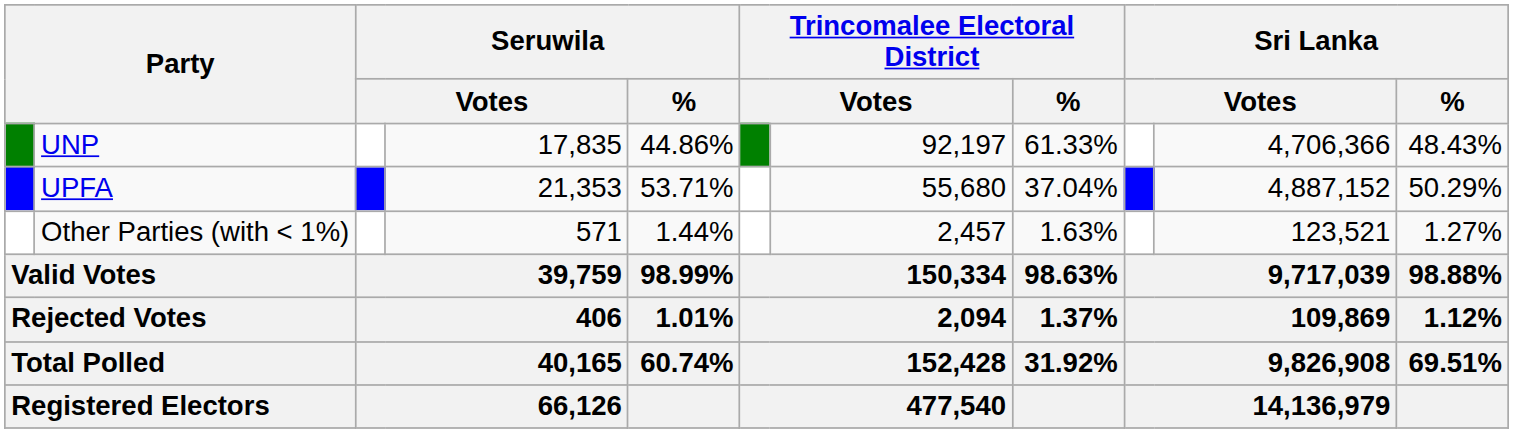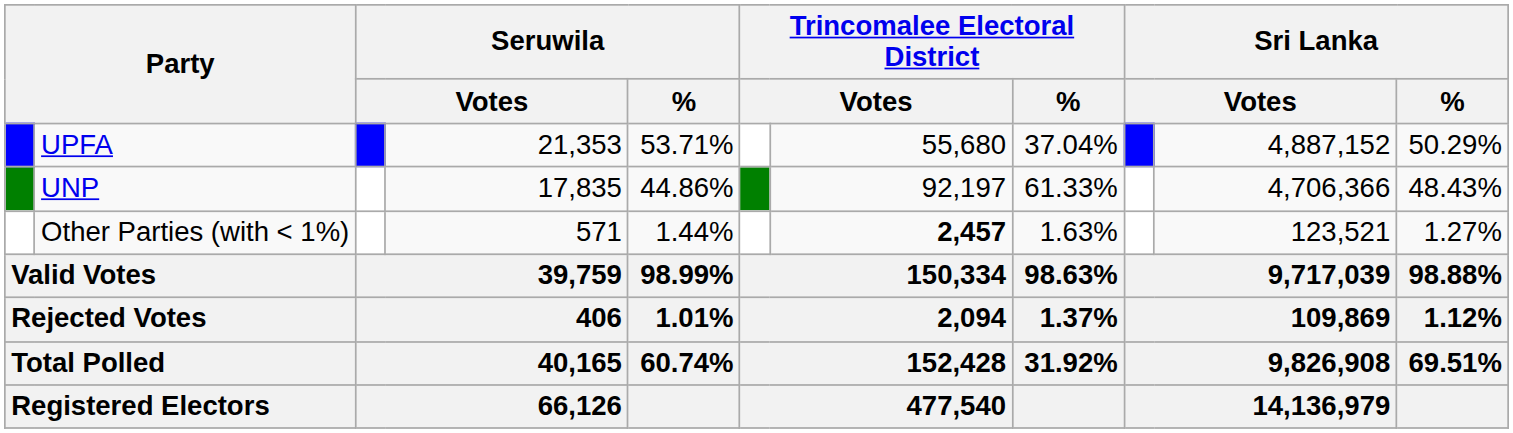rows swapped: (77, 188) <-> (70, 144)
(972, 231) normal -> (972, 231) bold
